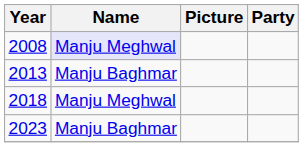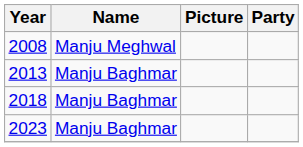(115, 45) lavender background -> (115, 45) no background
(115, 100) Manju Meghwal -> (116, 100) Manju Baghmar
